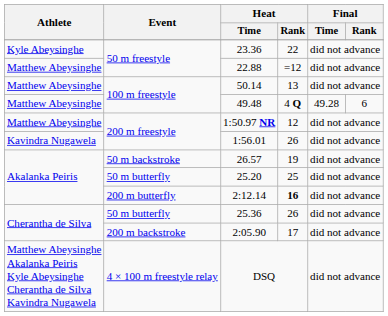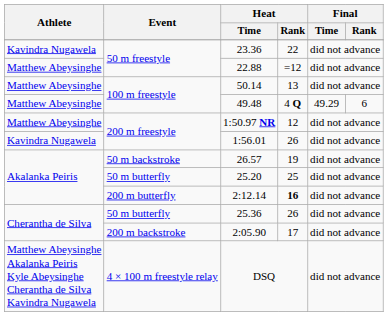(45, 49) Kyle Abeysinghe -> (51, 49) Kavindra Nugawela
(327, 104) 49.28 -> (327, 104) 49.29
